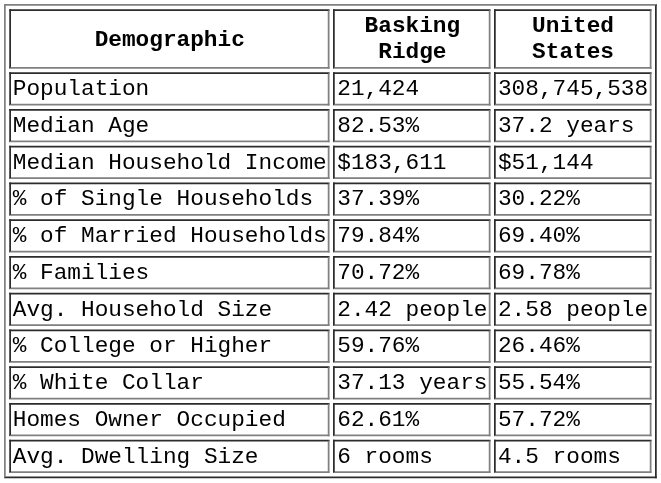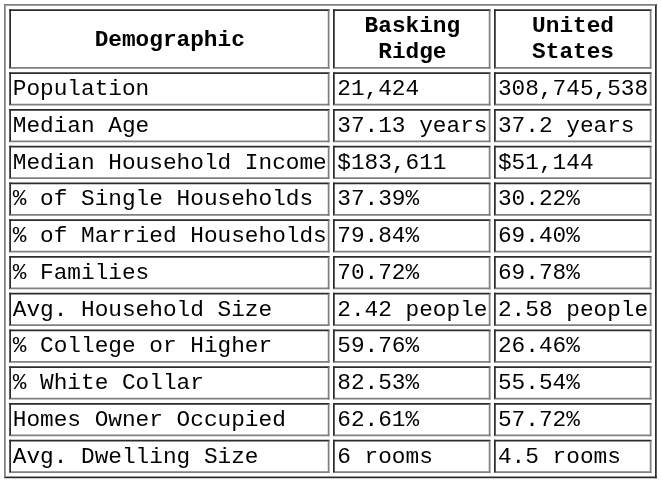(378, 126) 82.53% -> (412, 126) 37.13 years
(412, 383) 37.13 years -> (378, 383) 82.53%
